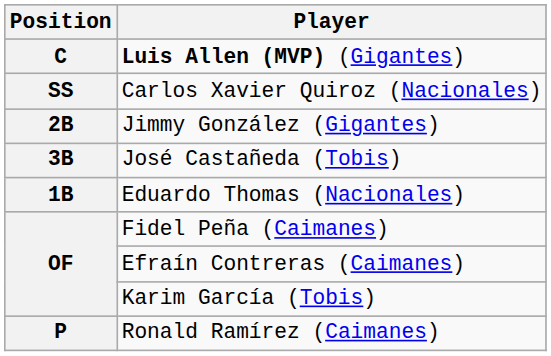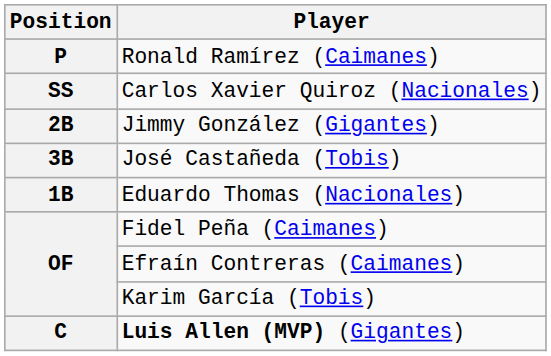rows swapped: (293, 57) <-> (281, 333)
